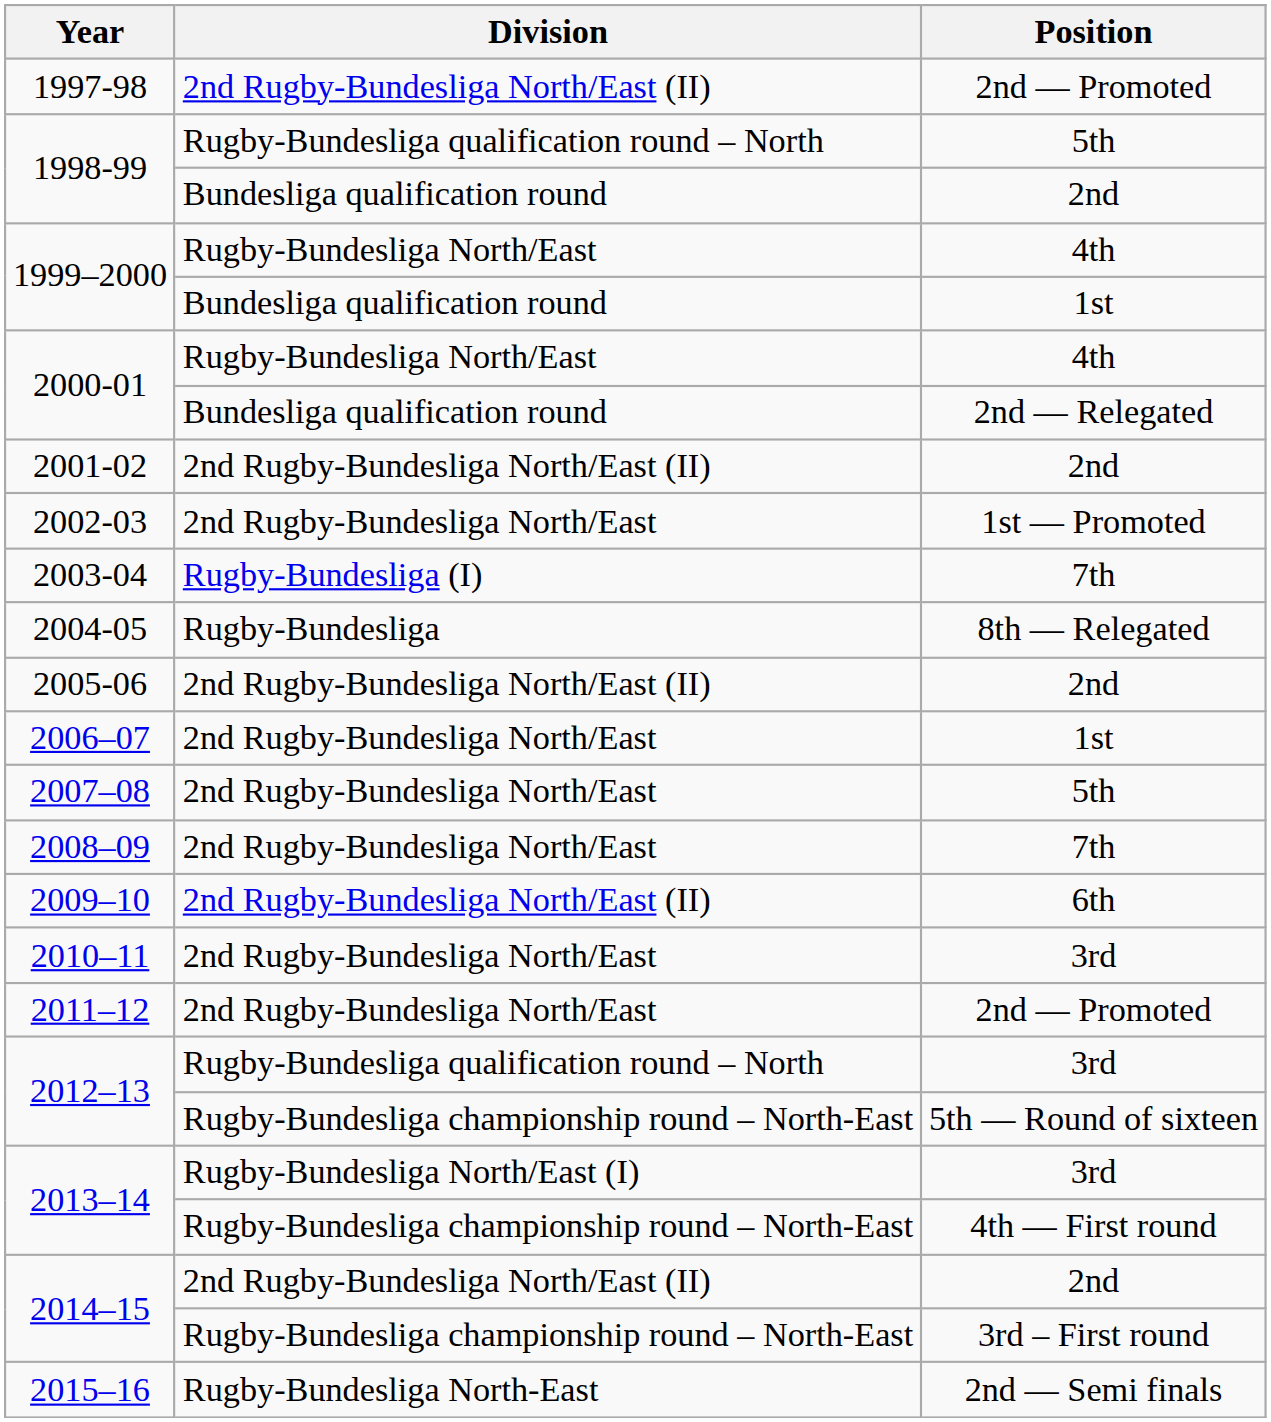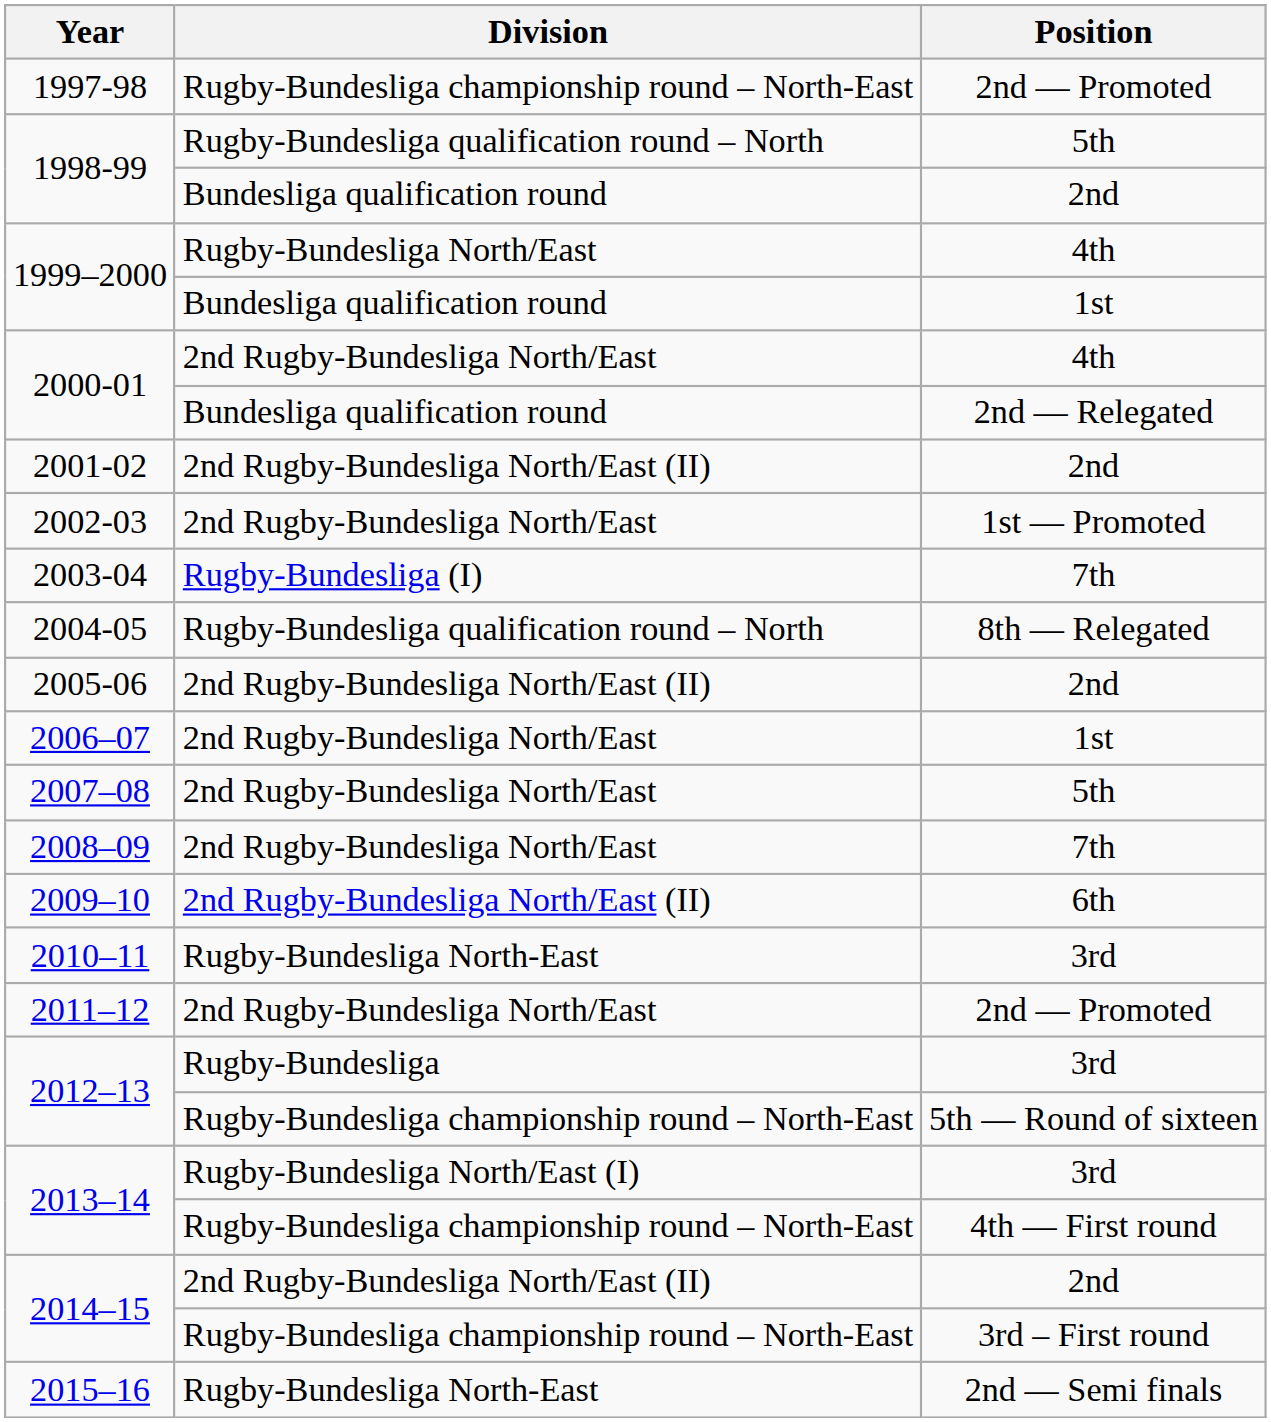(447, 85) 2nd Rugby-Bundesliga North/East (II) -> (548, 85) Rugby-Bundesliga championship round – North-East
(390, 357) Rugby-Bundesliga North/East -> (420, 357) 2nd Rugby-Bundesliga North/East
(311, 628) Rugby-Bundesliga -> (503, 628) Rugby-Bundesliga qualification round – North
(420, 954) 2nd Rugby-Bundesliga North/East -> (391, 954) Rugby-Bundesliga North-East
(503, 1063) Rugby-Bundesliga qualification round – North -> (311, 1063) Rugby-Bundesliga
